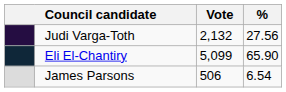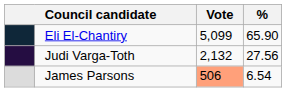rows swapped: (82, 55) <-> (86, 35)
(210, 76) no background -> (210, 76) lightsalmon background
